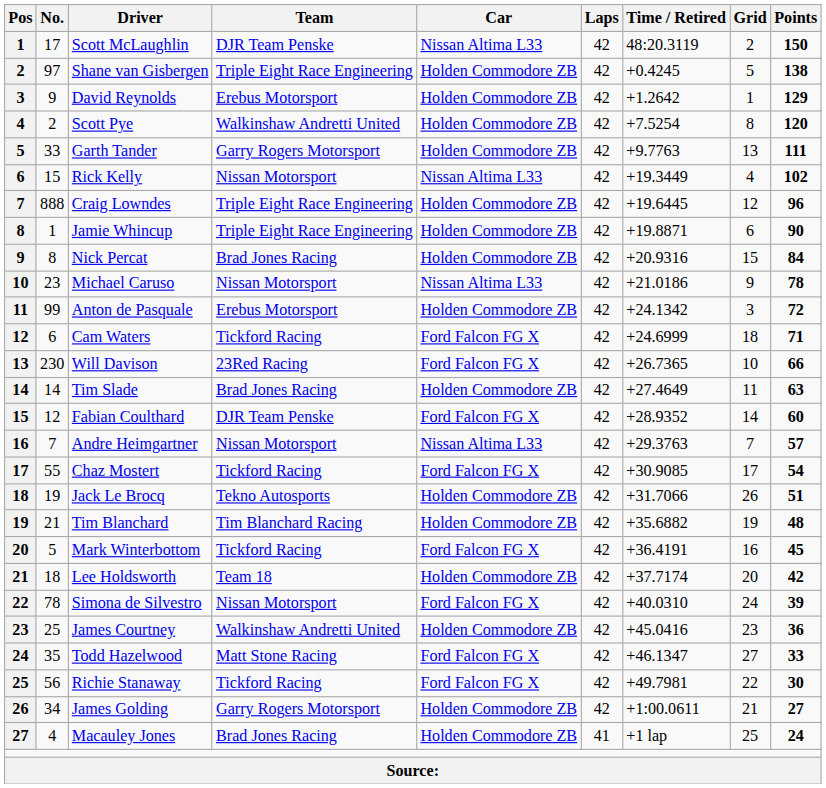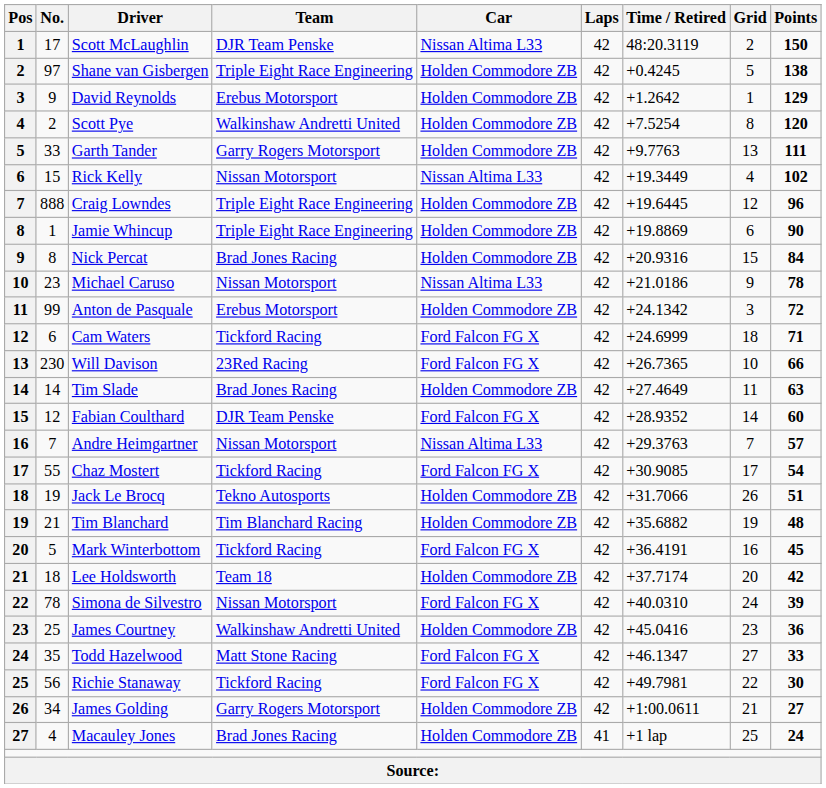(657, 230) +19.8871 -> (657, 230) +19.8869
